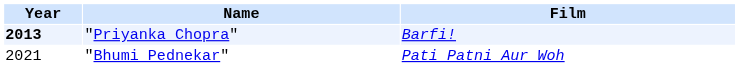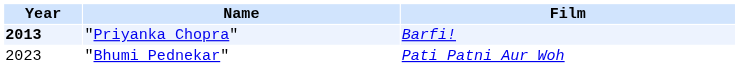(23, 56) 2021 -> (23, 56) 2023
